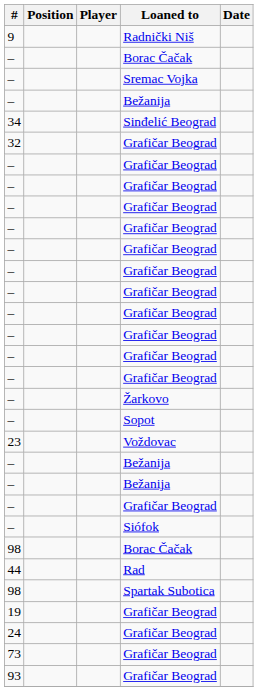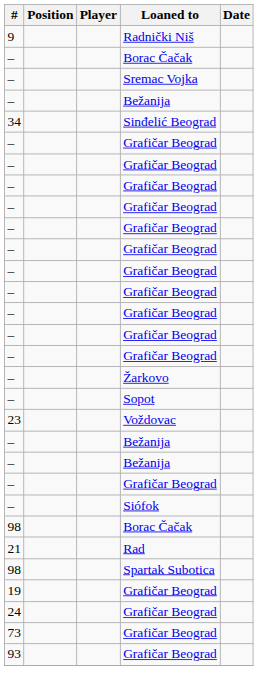- row: (14, 143)
- row: (14, 569)
+ row: (14, 548)
